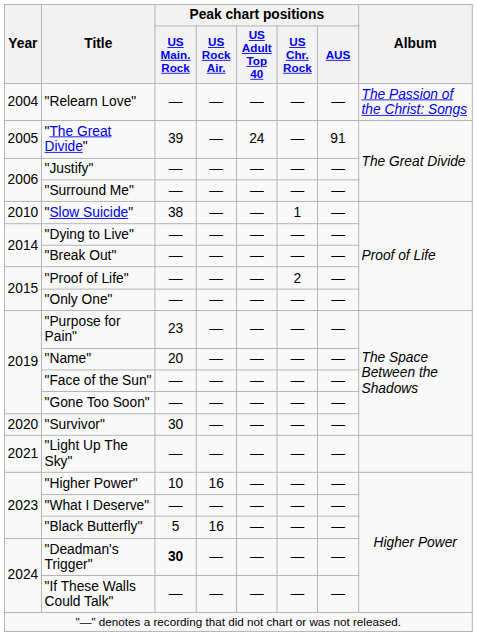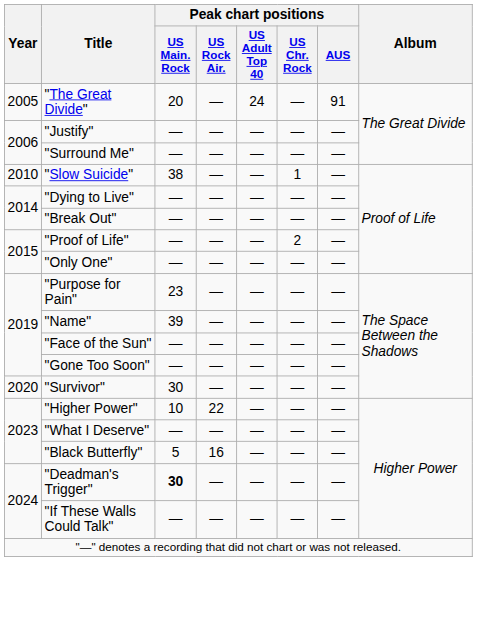- row: (90, 102)
(176, 139) 39 -> (176, 102) 20
(176, 359) 20 -> (176, 321) 39
- row: (86, 454)
(216, 483) 16 -> (216, 409) 22
